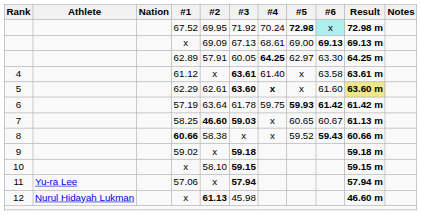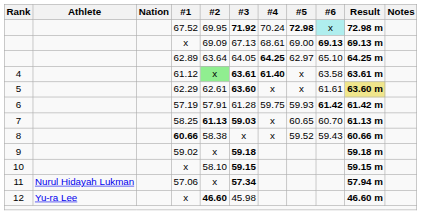(244, 27) normal -> (244, 27) bold
(215, 58) 57.91 -> (215, 58) 63.64
(244, 58) 60.05 -> (244, 58) 64.05
(330, 58) 63.30 -> (330, 58) 65.10
(215, 74) no background -> (215, 74) lightgreen background
(273, 74) normal -> (273, 74) bold
(273, 89) bold -> (273, 89) normal
(330, 89) 61.60 -> (330, 89) 61.61
(215, 105) 63.64 -> (215, 105) 57.91
(244, 105) 61.78 -> (244, 105) 61.28
(301, 105) bold -> (301, 105) normal
(215, 120) 46.60 -> (215, 120) 61.13
(330, 120) 60.67 -> (330, 120) 60.70
(330, 136) bold -> (330, 136) normal
(56, 182) Yu-ra Lee -> (85, 182) Nurul Hidayah Lukman
(244, 182) 57.94 -> (244, 182) 57.34
(85, 197) Nurul Hidayah Lukman -> (56, 197) Yu-ra Lee
(215, 197) 61.13 -> (215, 197) 46.60
